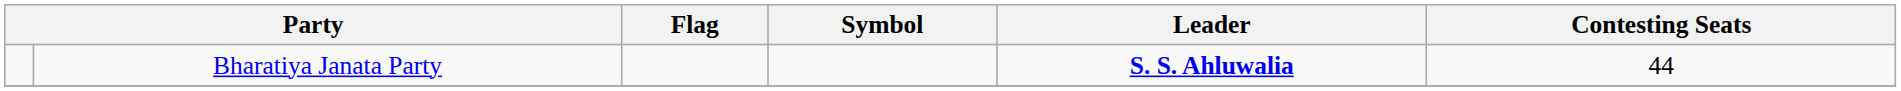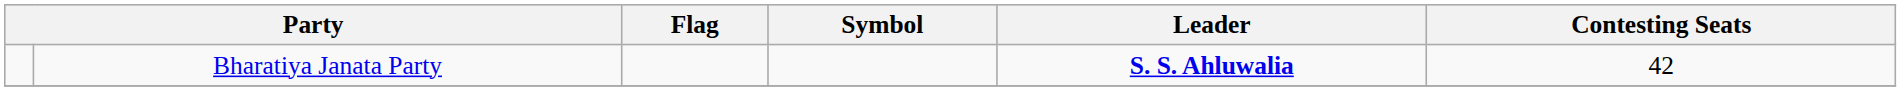(1661, 65) 44 -> (1661, 65) 42
